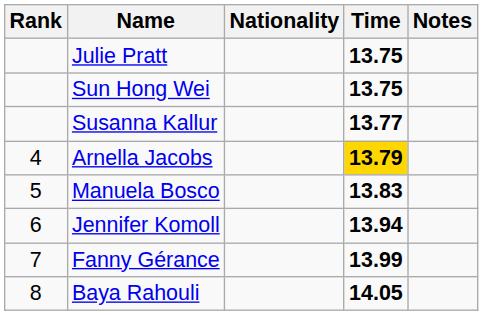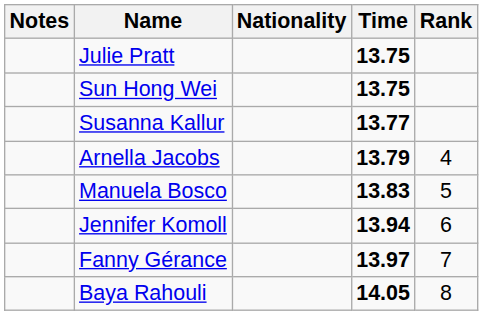columns swapped: (36, 21) <-> (442, 21)
(376, 157) gold background -> (383, 157) no background
(376, 259) 13.99 -> (383, 259) 13.97
